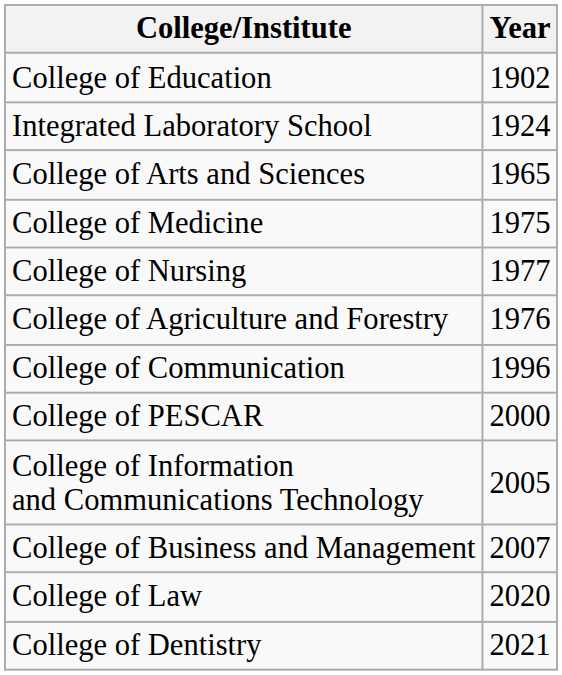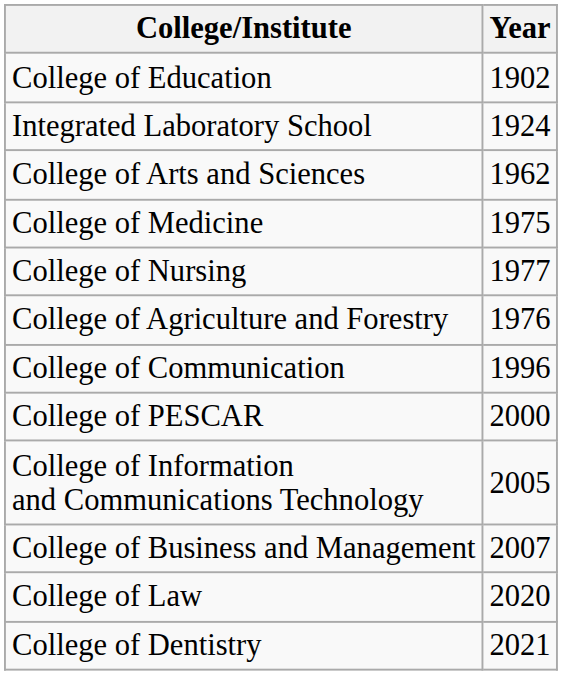(520, 174) 1965 -> (520, 174) 1962
